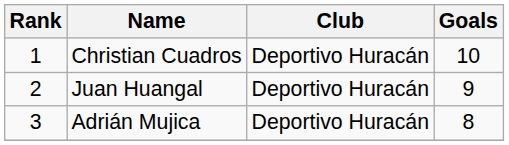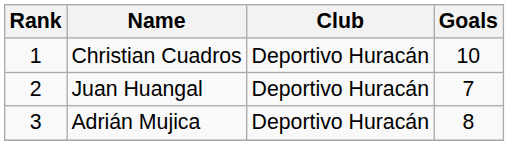(468, 88) 9 -> (468, 88) 7
